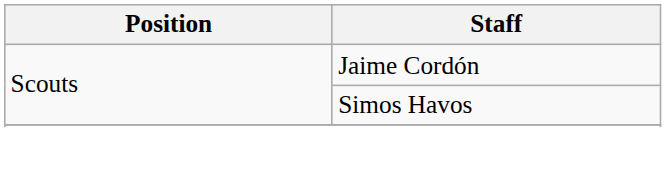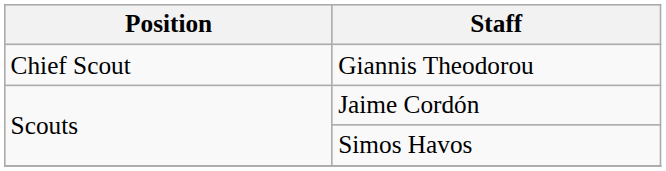+ row: (436, 64)
